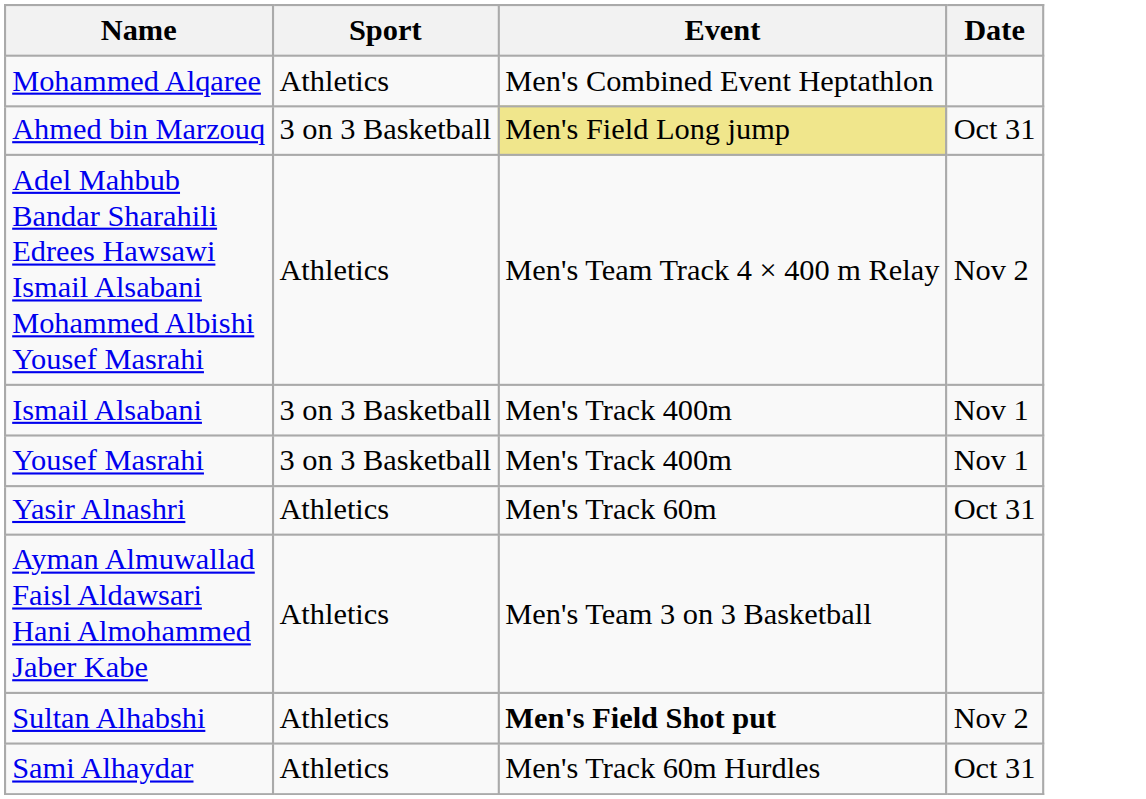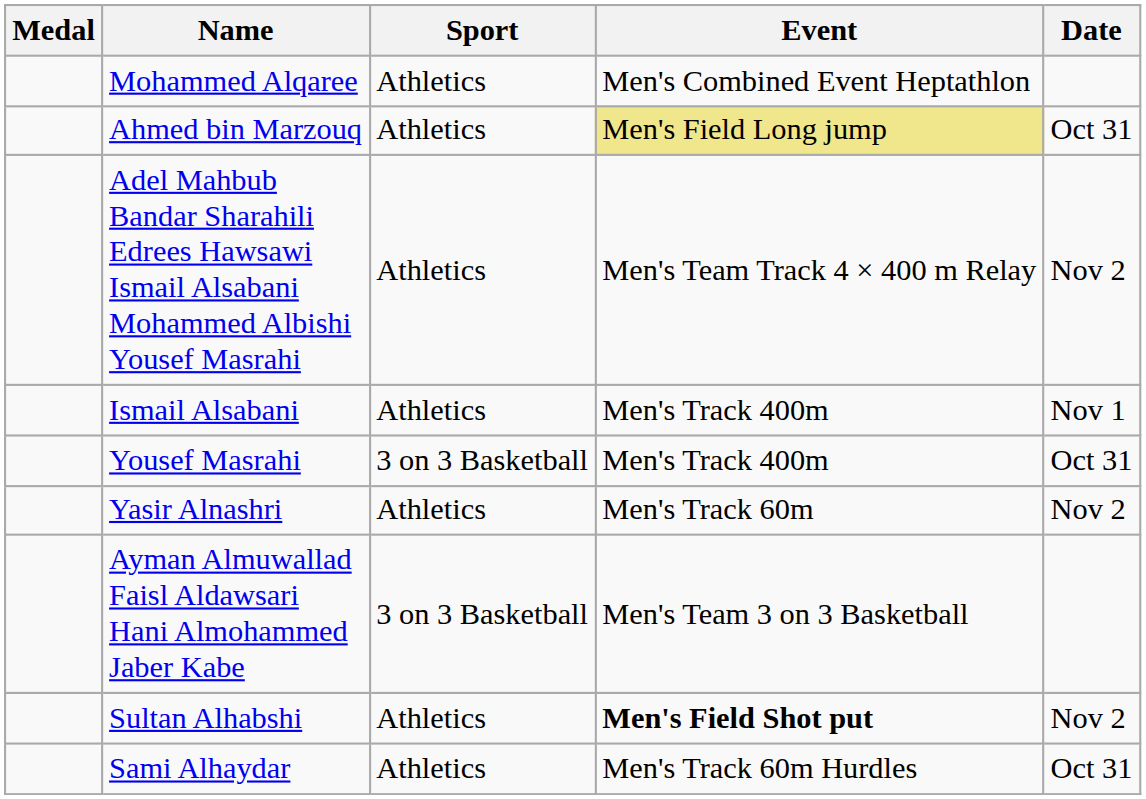+ column: (54, 29)
(385, 130) 3 on 3 Basketball -> (431, 130) Athletics
(385, 409) 3 on 3 Basketball -> (431, 409) Athletics
(991, 459) Nov 1 -> (1091, 459) Oct 31
(995, 509) Oct 31 -> (1088, 509) Nov 2
(334, 613) Athletics -> (482, 613) 3 on 3 Basketball
